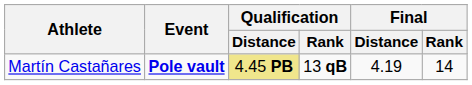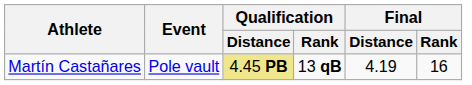(187, 67) bold -> (184, 67) normal
(444, 67) 14 -> (439, 67) 16
